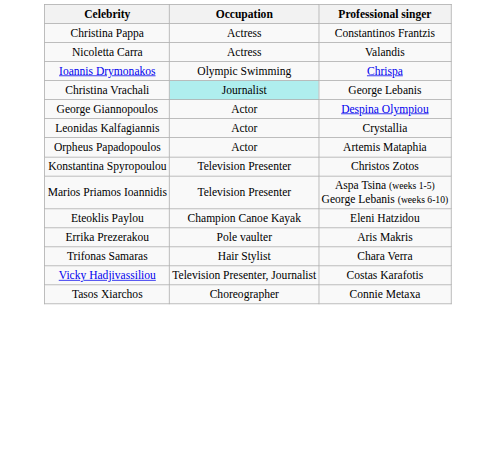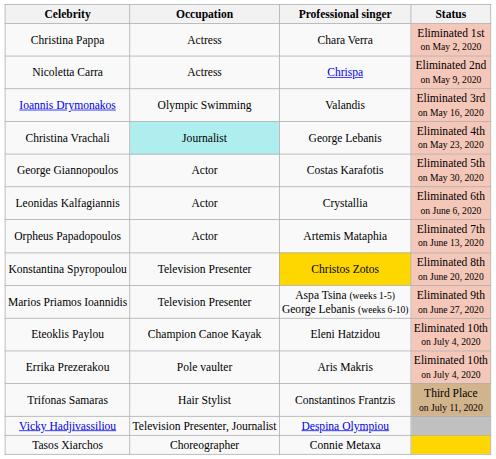+ column: (451, 14)
(385, 33) Constantinos Frantzis -> (345, 39) Chara Verra
(385, 52) Valandis -> (345, 72) Chrispa
(385, 71) Chrispa -> (345, 105) Valandis
(385, 109) Despina Olympiou -> (345, 170) Costas Karafotis
(385, 166) no background -> (345, 269) gold background
(385, 256) Chara Verra -> (345, 399) Constantinos Frantzis
(385, 275) Costas Karafotis -> (345, 425) Despina Olympiou
